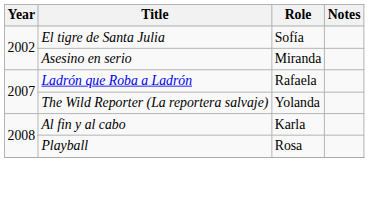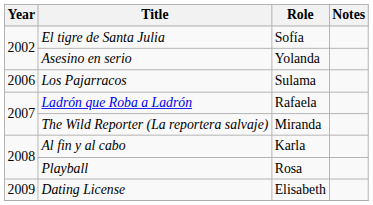(298, 59) Miranda -> (297, 59) Yolanda
+ row: (84, 80)
(297, 102) Yolanda -> (298, 124) Miranda
+ row: (83, 189)
